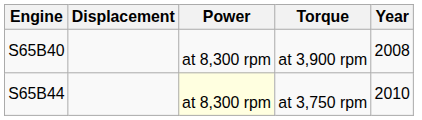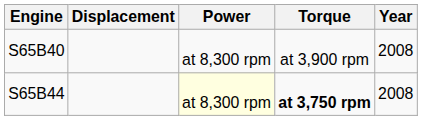(323, 102) normal -> (325, 102) bold
(392, 94) 2010 -> (396, 94) 2008
